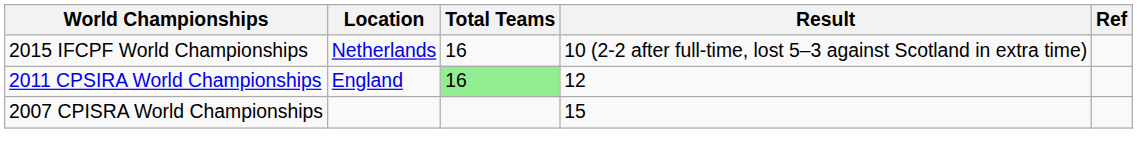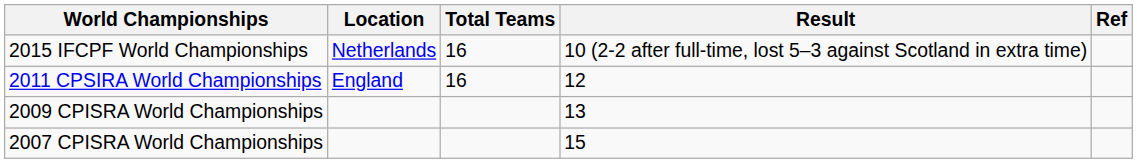(456, 81) lightgreen background -> (456, 81) no background
+ row: (166, 111)
